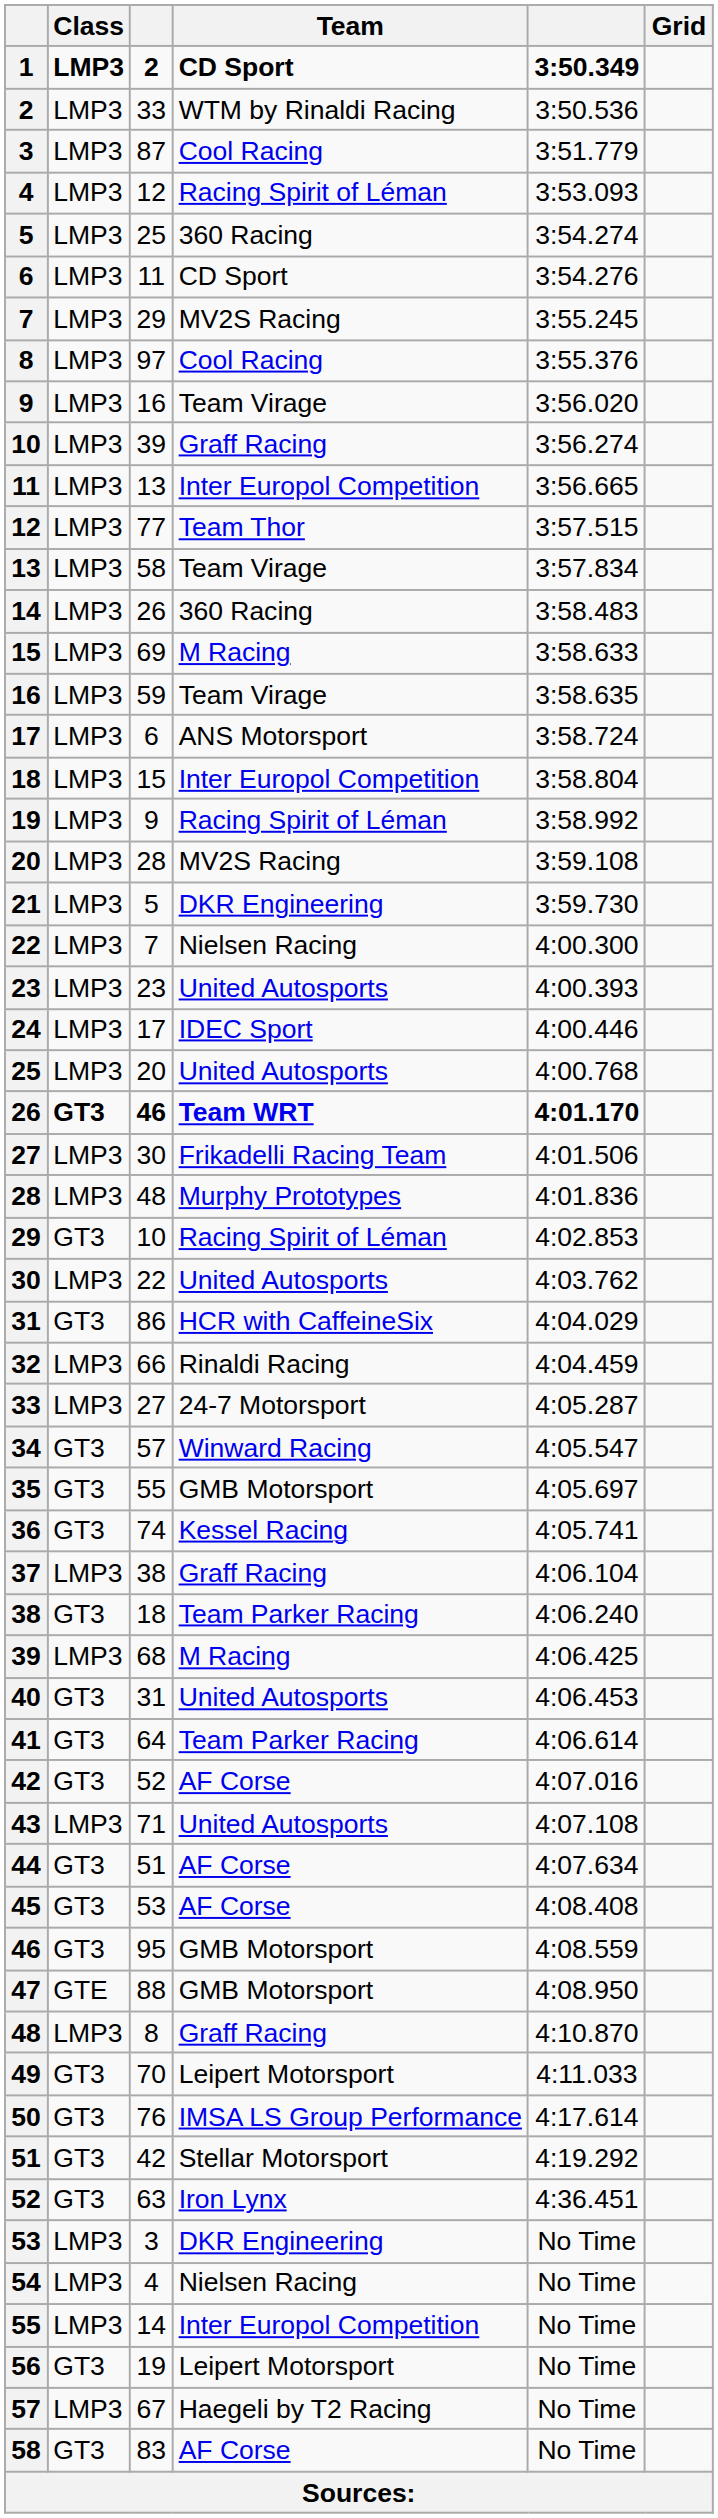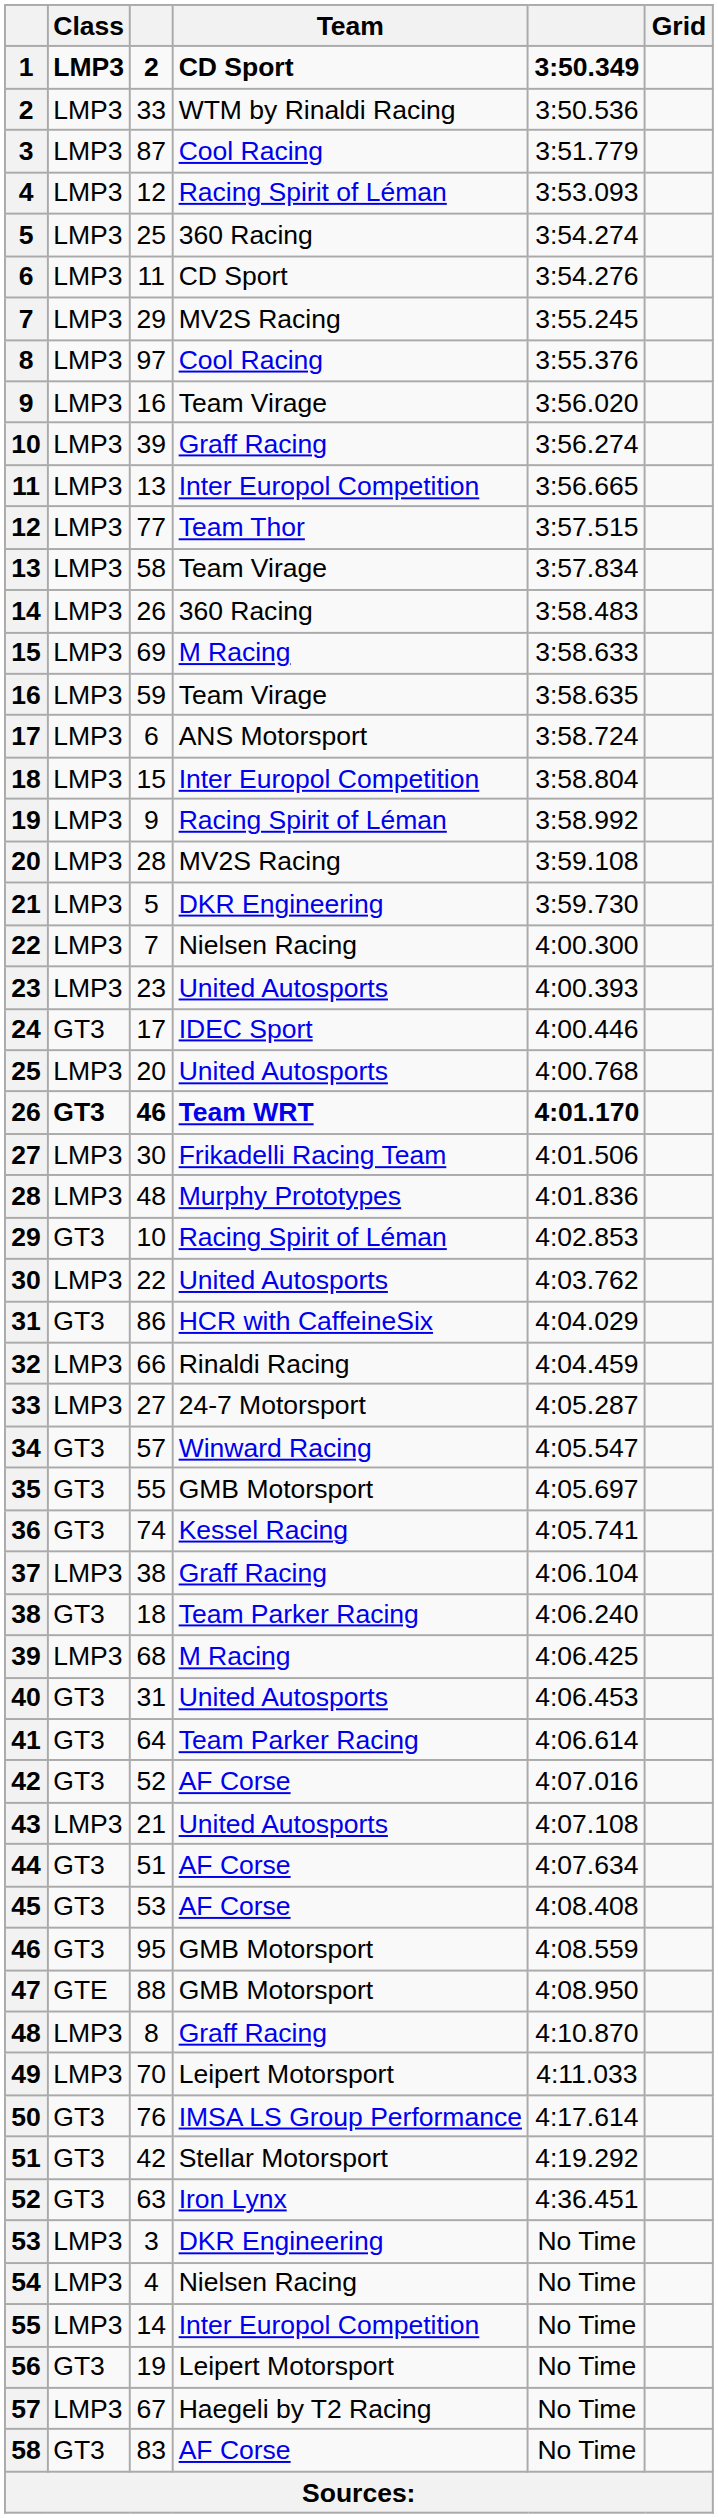(88, 1029) LMP3 -> (79, 1029) GT3
(151, 1823) 71 -> (151, 1823) 21
(79, 2074) GT3 -> (88, 2074) LMP3
